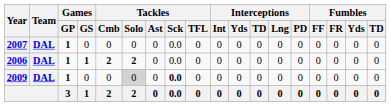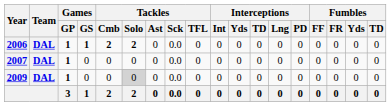rows swapped: (17, 61) <-> (17, 45)
(175, 77) bold -> (175, 77) normal
